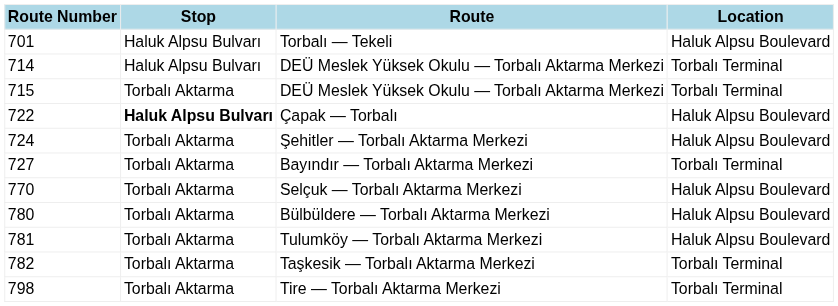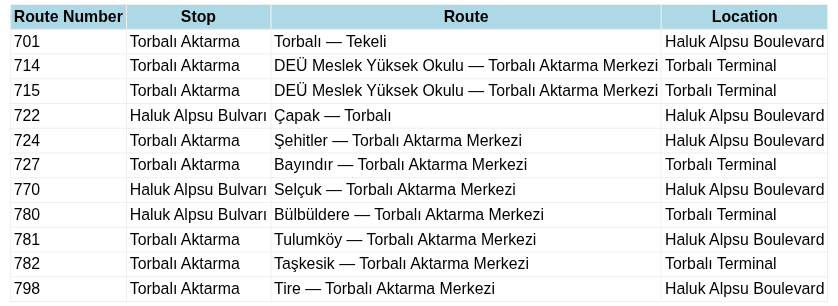(193, 41) Haluk Alpsu Bulvarı -> (185, 41) Torbalı Aktarma
(193, 66) Haluk Alpsu Bulvarı -> (185, 66) Torbalı Aktarma
(198, 115) bold -> (198, 115) normal
(179, 190) Torbalı Aktarma -> (198, 190) Haluk Alpsu Bulvarı
(179, 214) Torbalı Aktarma -> (198, 214) Haluk Alpsu Bulvarı
(751, 214) Haluk Alpsu Boulevard -> (721, 214) Torbalı Terminal
(727, 289) Torbalı Terminal -> (745, 289) Haluk Alpsu Boulevard
